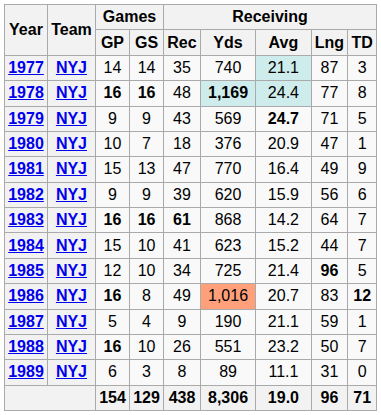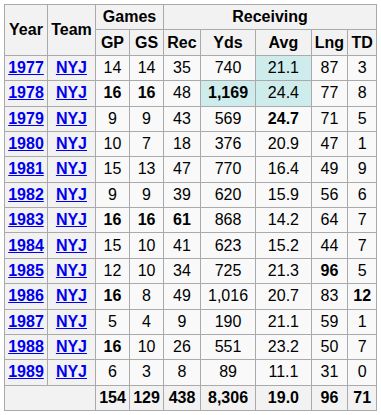(283, 270) 21.4 -> (283, 270) 21.3
(228, 296) lightsalmon background -> (228, 296) no background
